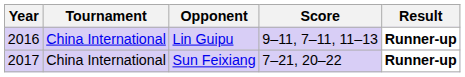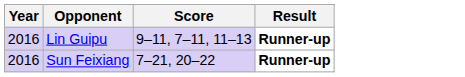- column: (106, 16)
(24, 61) 2017 -> (24, 61) 2016
